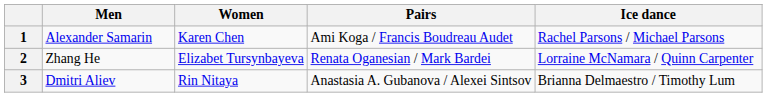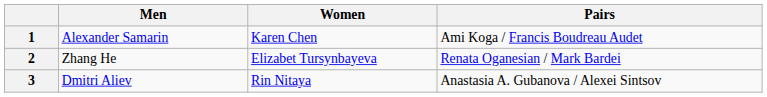- column: (648, 15)
